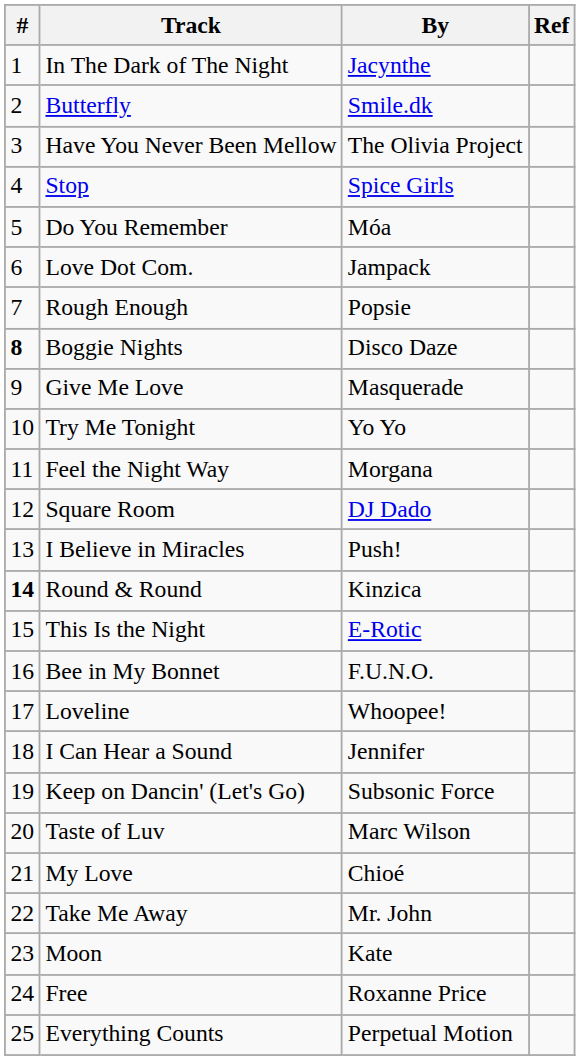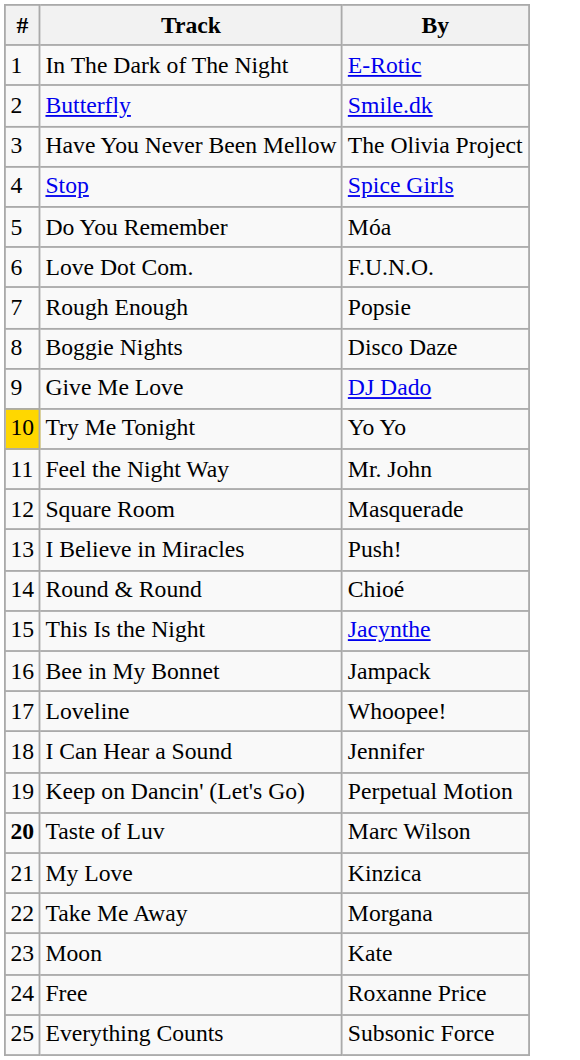- column: (552, 24)
(389, 65) Jacynthe -> (385, 65) E-Rotic
(389, 266) Jampack -> (391, 266) F.U.N.O.
(16, 347) bold -> (16, 347) normal
(406, 388) Masquerade -> (390, 388) DJ Dado
(22, 428) no background -> (22, 428) gold background
(390, 468) Morgana -> (390, 468) Mr. John
(390, 509) DJ Dado -> (406, 509) Masquerade
(22, 590) bold -> (22, 590) normal
(385, 590) Kinzica -> (376, 590) Chioé
(385, 630) E-Rotic -> (389, 630) Jacynthe
(391, 670) F.U.N.O. -> (389, 670) Jampack
(421, 791) Subsonic Force -> (430, 791) Perpetual Motion
(22, 832) normal -> (22, 832) bold
(376, 872) Chioé -> (385, 872) Kinzica
(390, 913) Mr. John -> (390, 913) Morgana
(430, 1034) Perpetual Motion -> (421, 1034) Subsonic Force
